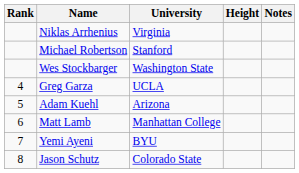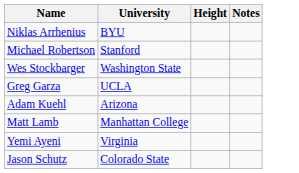- column: (20, 13)
(151, 31) Virginia -> (112, 31) BYU
(145, 141) BYU -> (119, 141) Virginia
